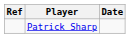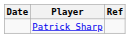columns swapped: (112, 12) <-> (15, 12)
